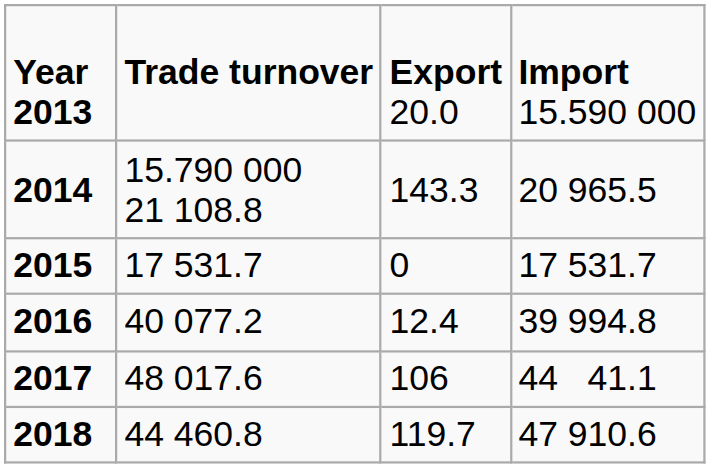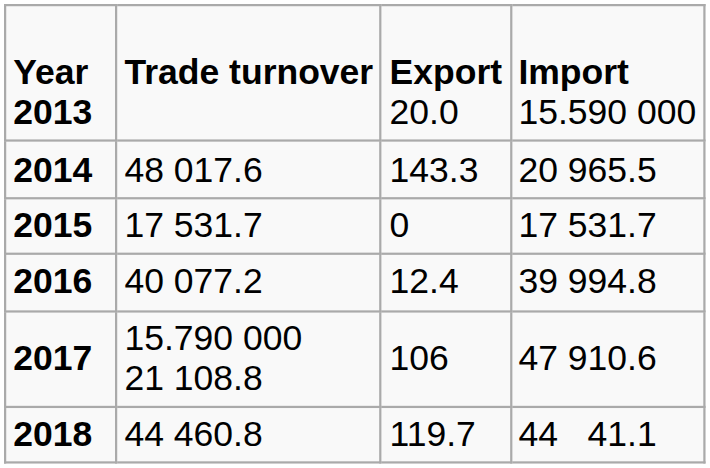(213, 188) 15.790 000 21 108.8 -> (194, 168) 48 017.6
(194, 377) 48 017.6 -> (213, 357) 15.790 000 21 108.8
(588, 377) 44 41.1 -> (588, 357) 47 910.6
(588, 434) 47 910.6 -> (588, 434) 44 41.1
